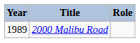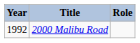(17, 29) 1989 -> (17, 29) 1992
